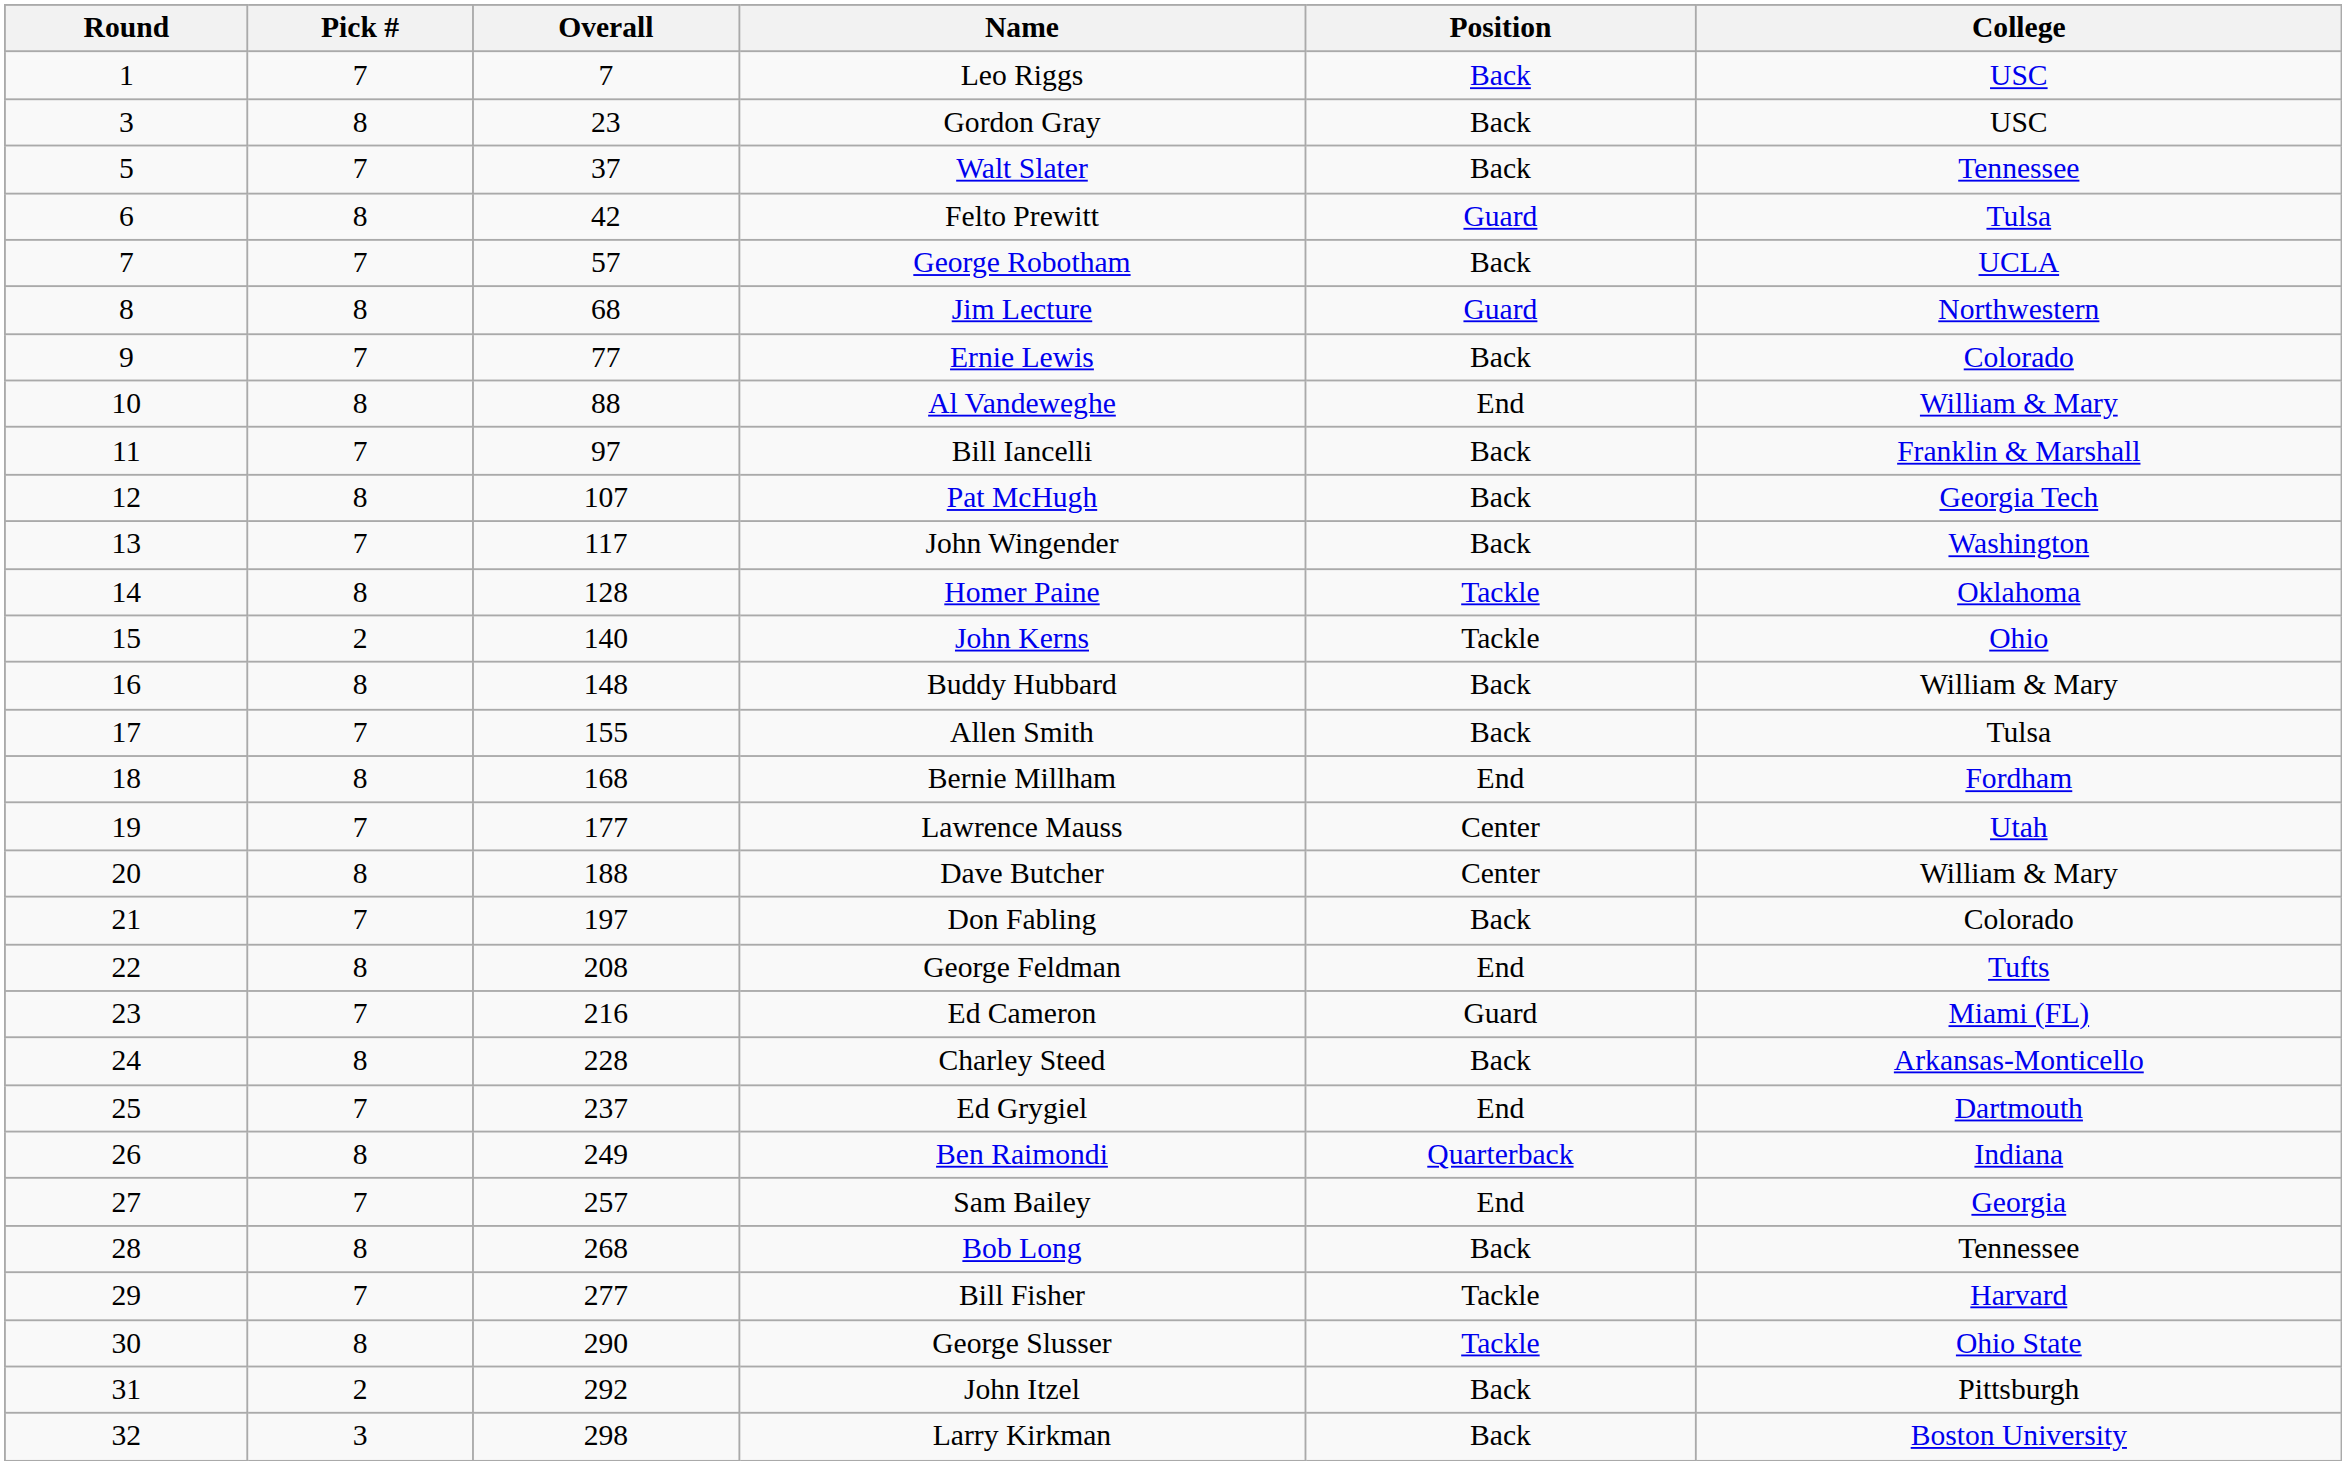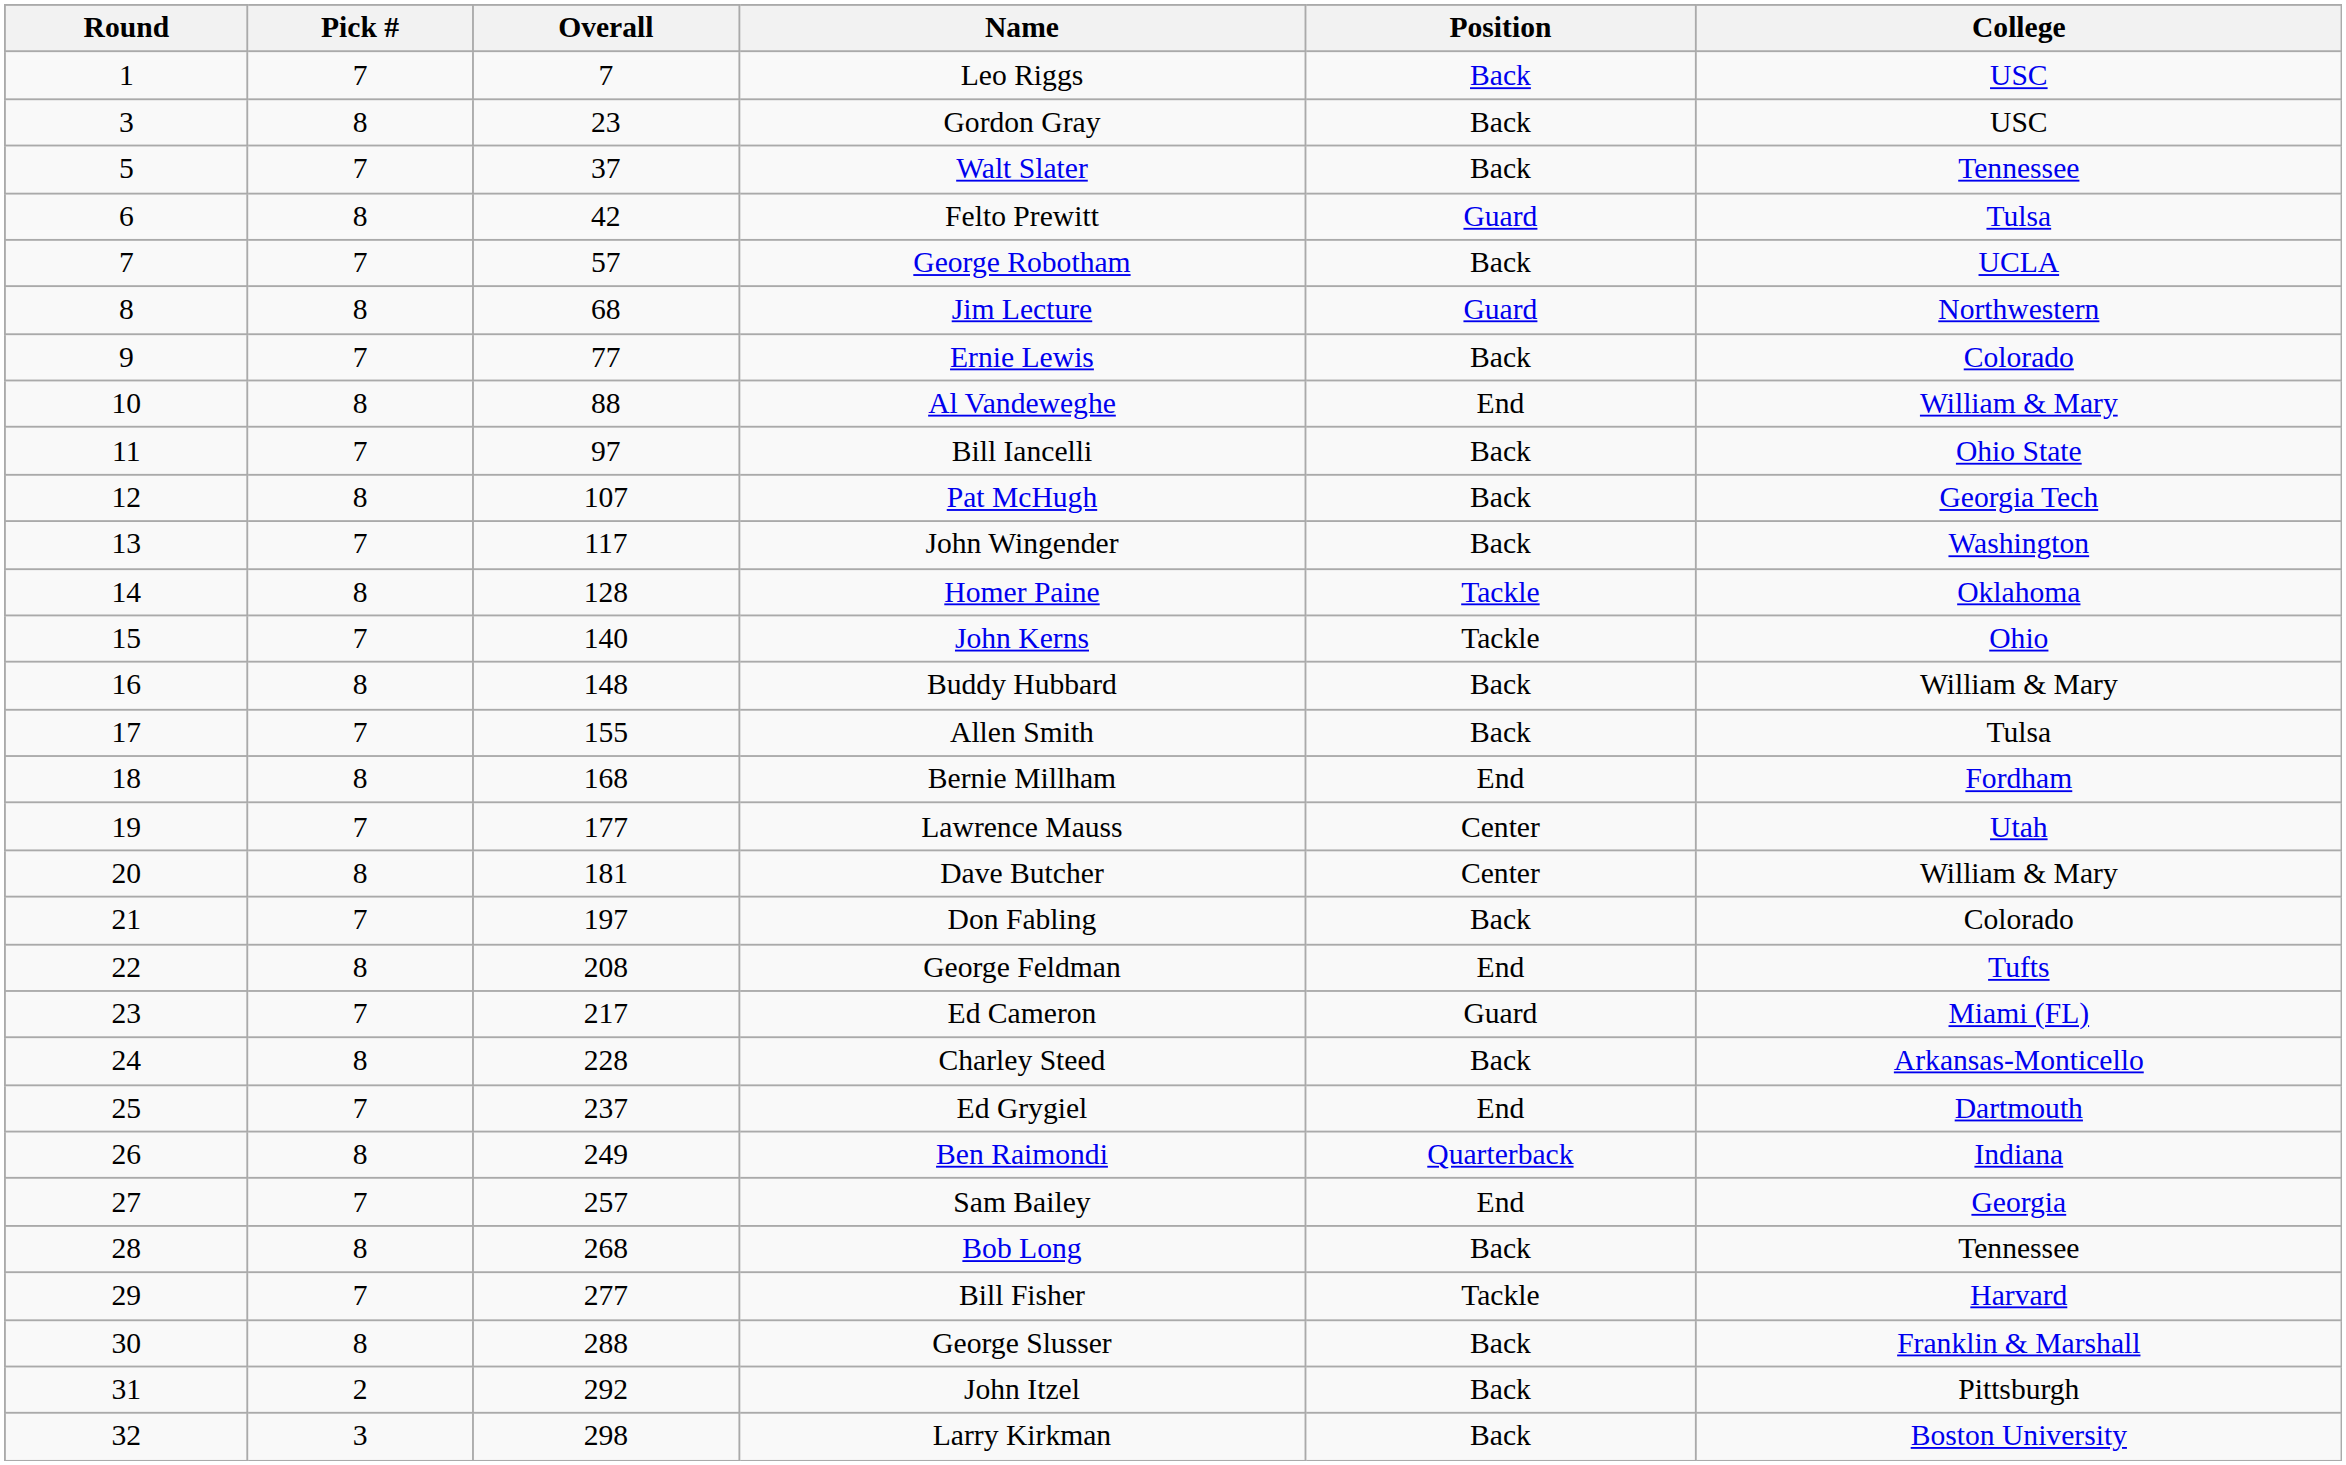(2019, 450) Franklin & Marshall -> (2019, 450) Ohio State
(360, 638) 2 -> (360, 638) 7
(606, 872) 188 -> (606, 872) 181
(606, 1013) 216 -> (606, 1013) 217
(606, 1342) 290 -> (606, 1342) 288
(1500, 1342) Tackle -> (1500, 1342) Back
(2019, 1342) Ohio State -> (2019, 1342) Franklin & Marshall
